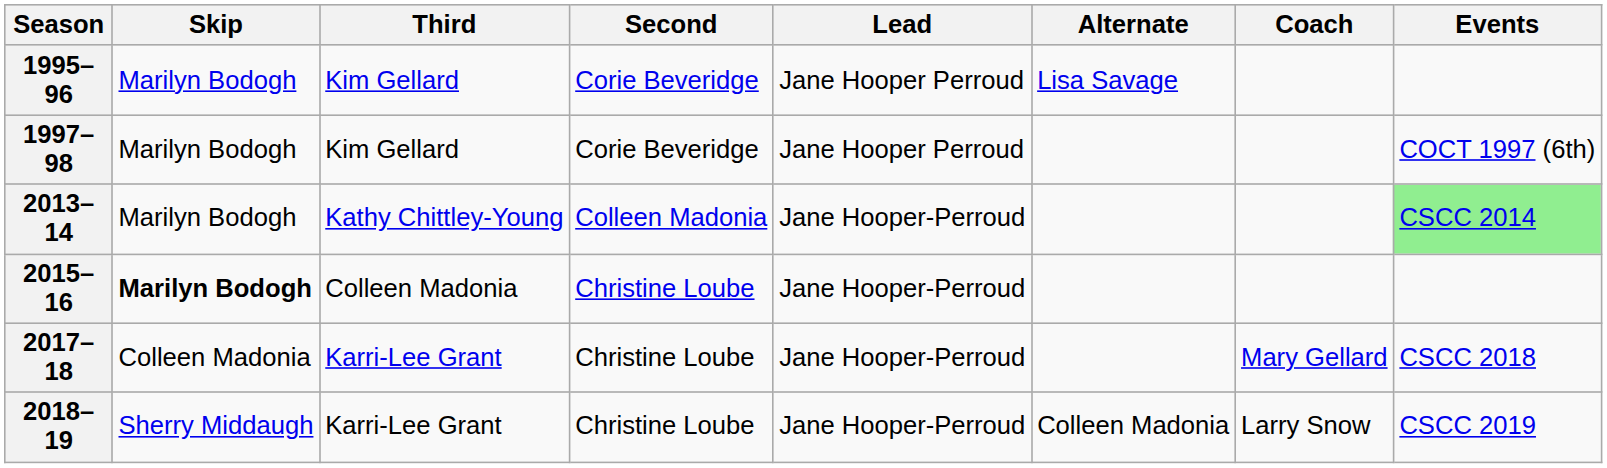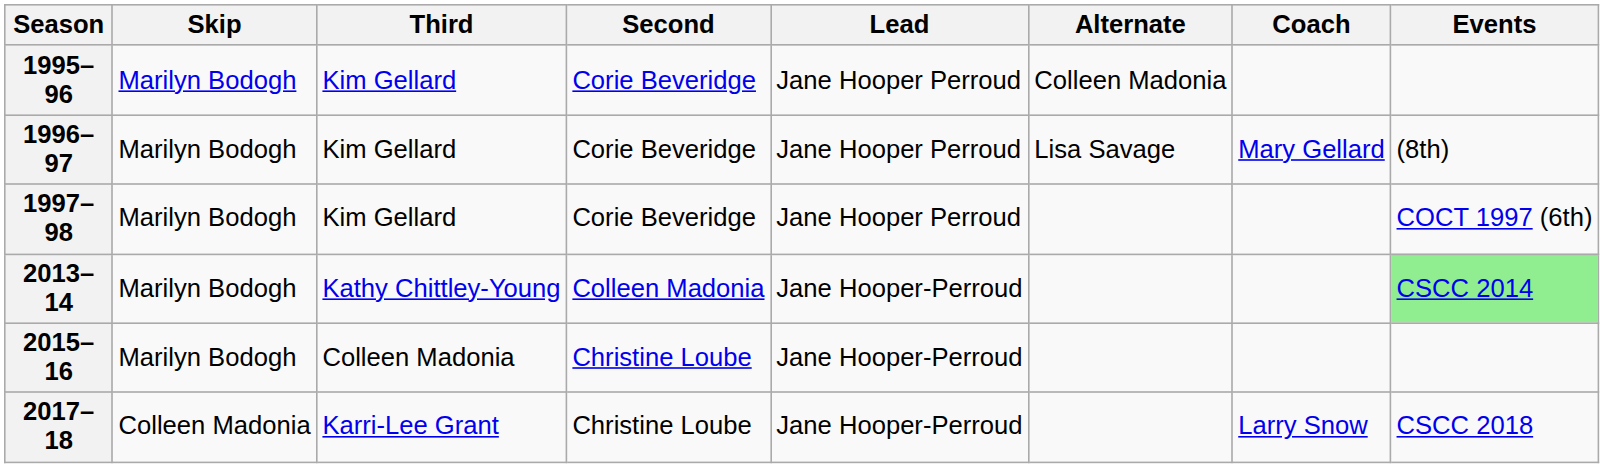(1108, 79) Lisa Savage -> (1130, 79) Colleen Madonia
+ row: (59, 149)
(215, 288) bold -> (207, 357) normal
(1314, 357) Mary Gellard -> (1303, 426) Larry Snow
- row: (59, 426)
